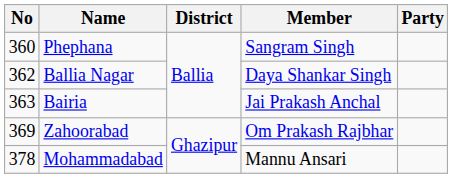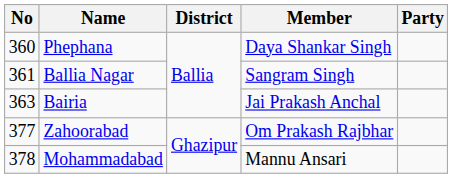(300, 46) Sangram Singh -> (318, 46) Daya Shankar Singh
(22, 74) 362 -> (22, 74) 361
(318, 74) Daya Shankar Singh -> (300, 74) Sangram Singh
(22, 131) 369 -> (22, 131) 377
